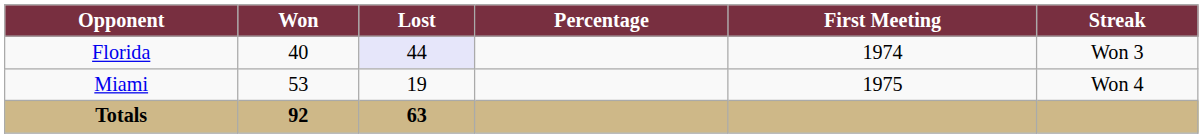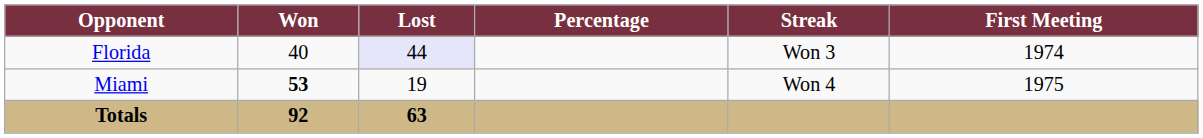columns swapped: (1117, 20) <-> (883, 20)
(298, 84) normal -> (298, 84) bold
